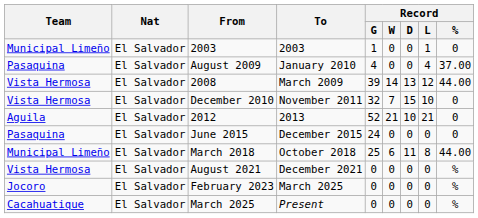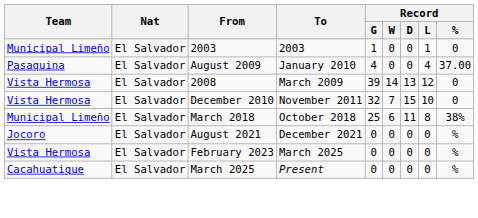(455, 83) 44.00 -> (455, 83) 0
- row: (203, 117)
- row: (219, 135)
(455, 152) 44.00 -> (455, 117) 38%
(49, 169) Vista Hermosa -> (26, 135) Jocoro
(26, 187) Jocoro -> (49, 152) Vista Hermosa
